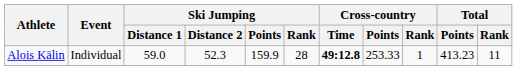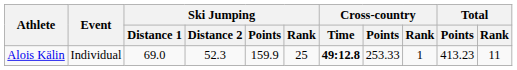(155, 55) 59.0 -> (155, 55) 69.0
(301, 55) 28 -> (301, 55) 25
